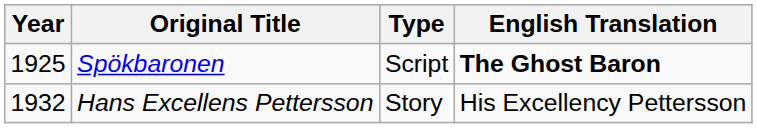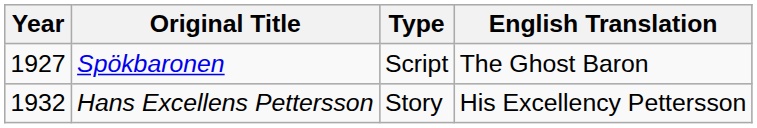(38, 63) 1925 -> (38, 63) 1927
(560, 63) bold -> (554, 63) normal
